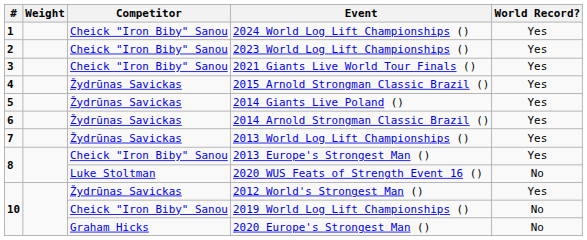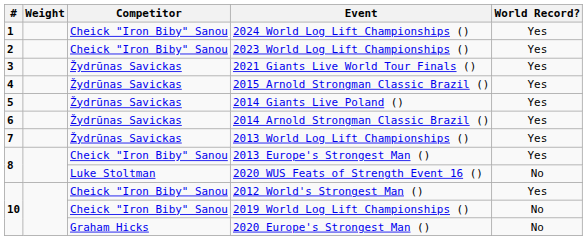(149, 67) Cheick "Iron Biby" Sanou -> (126, 67) Žydrūnas Savickas
(126, 191) Žydrūnas Savickas -> (149, 191) Cheick "Iron Biby" Sanou
